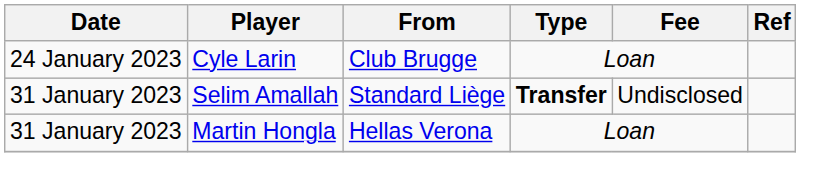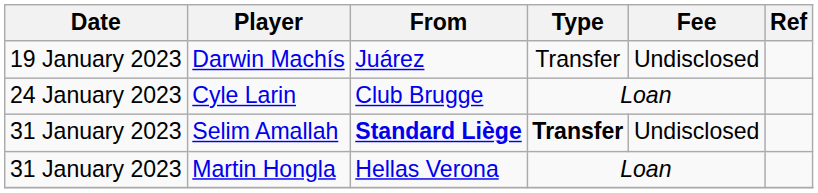+ row: (268, 59)
(427, 95) normal -> (439, 132) bold
